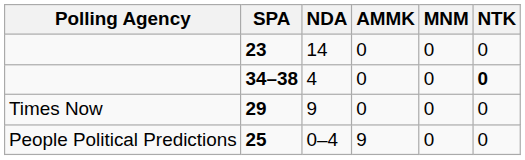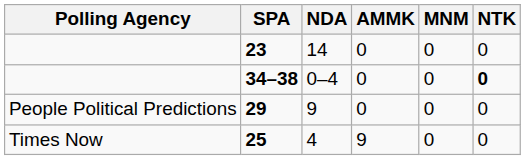(312, 79) 4 -> (322, 79) 0–4
(56, 109) Times Now -> (123, 109) People Political Predictions
(123, 139) People Political Predictions -> (56, 139) Times Now
(322, 139) 0–4 -> (312, 139) 4
